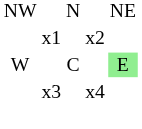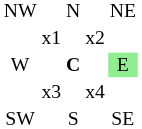(73, 64) normal -> (73, 64) bold
+ row: (20, 118)
